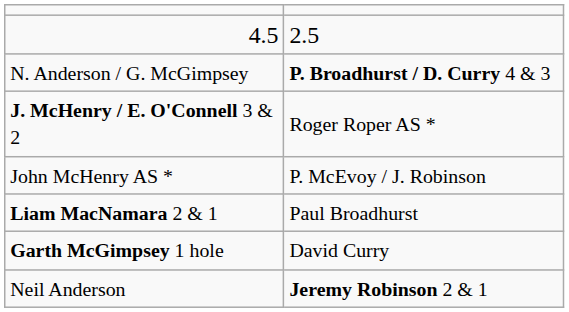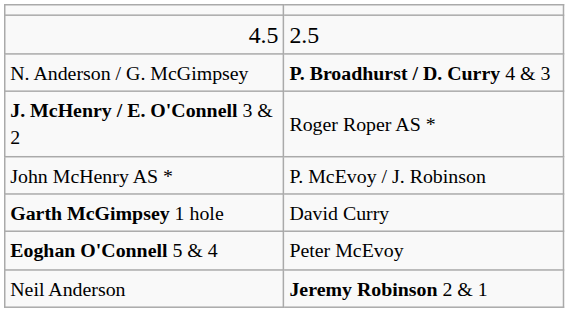- row: (114, 213)
+ row: (114, 251)
